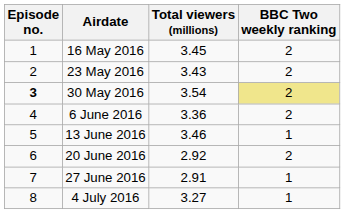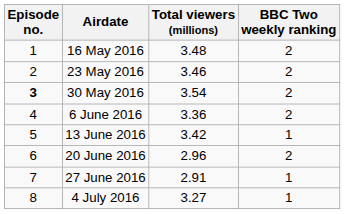(193, 51) 3.45 -> (193, 51) 3.48
(193, 72) 3.43 -> (193, 72) 3.46
(289, 93) khaki background -> (289, 93) no background
(193, 135) 3.46 -> (193, 135) 3.42
(193, 156) 2.92 -> (193, 156) 2.96
